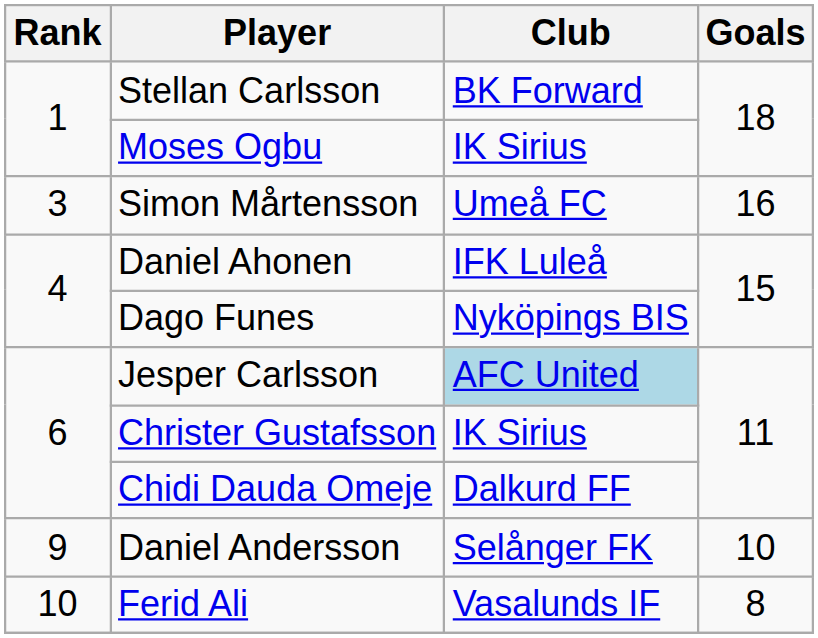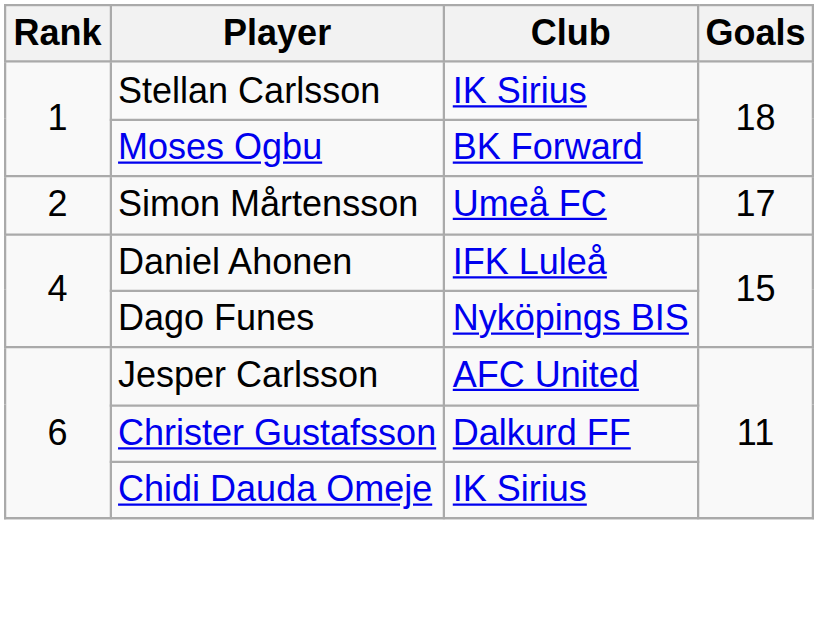(548, 90) BK Forward -> (520, 90) IK Sirius
(520, 147) IK Sirius -> (548, 147) BK Forward
(57, 204) 3 -> (57, 204) 2
(755, 204) 16 -> (755, 204) 17
(546, 375) lightblue background -> (546, 375) no background
(520, 432) IK Sirius -> (542, 432) Dalkurd FF
(542, 489) Dalkurd FF -> (520, 489) IK Sirius
- row: (259, 546)
- row: (183, 603)
